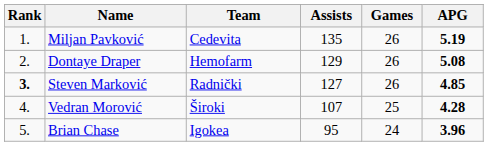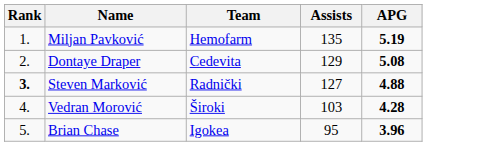- column: (392, 15)
(215, 38) Cedevita -> (221, 38) Hemofarm
(221, 61) Hemofarm -> (215, 61) Cedevita
(453, 84) 4.85 -> (392, 84) 4.88
(331, 107) 107 -> (331, 107) 103
